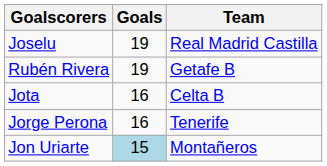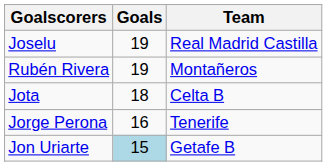(203, 69) Getafe B -> (214, 69) Montañeros
(140, 95) 16 -> (140, 95) 18
(214, 148) Montañeros -> (203, 148) Getafe B
